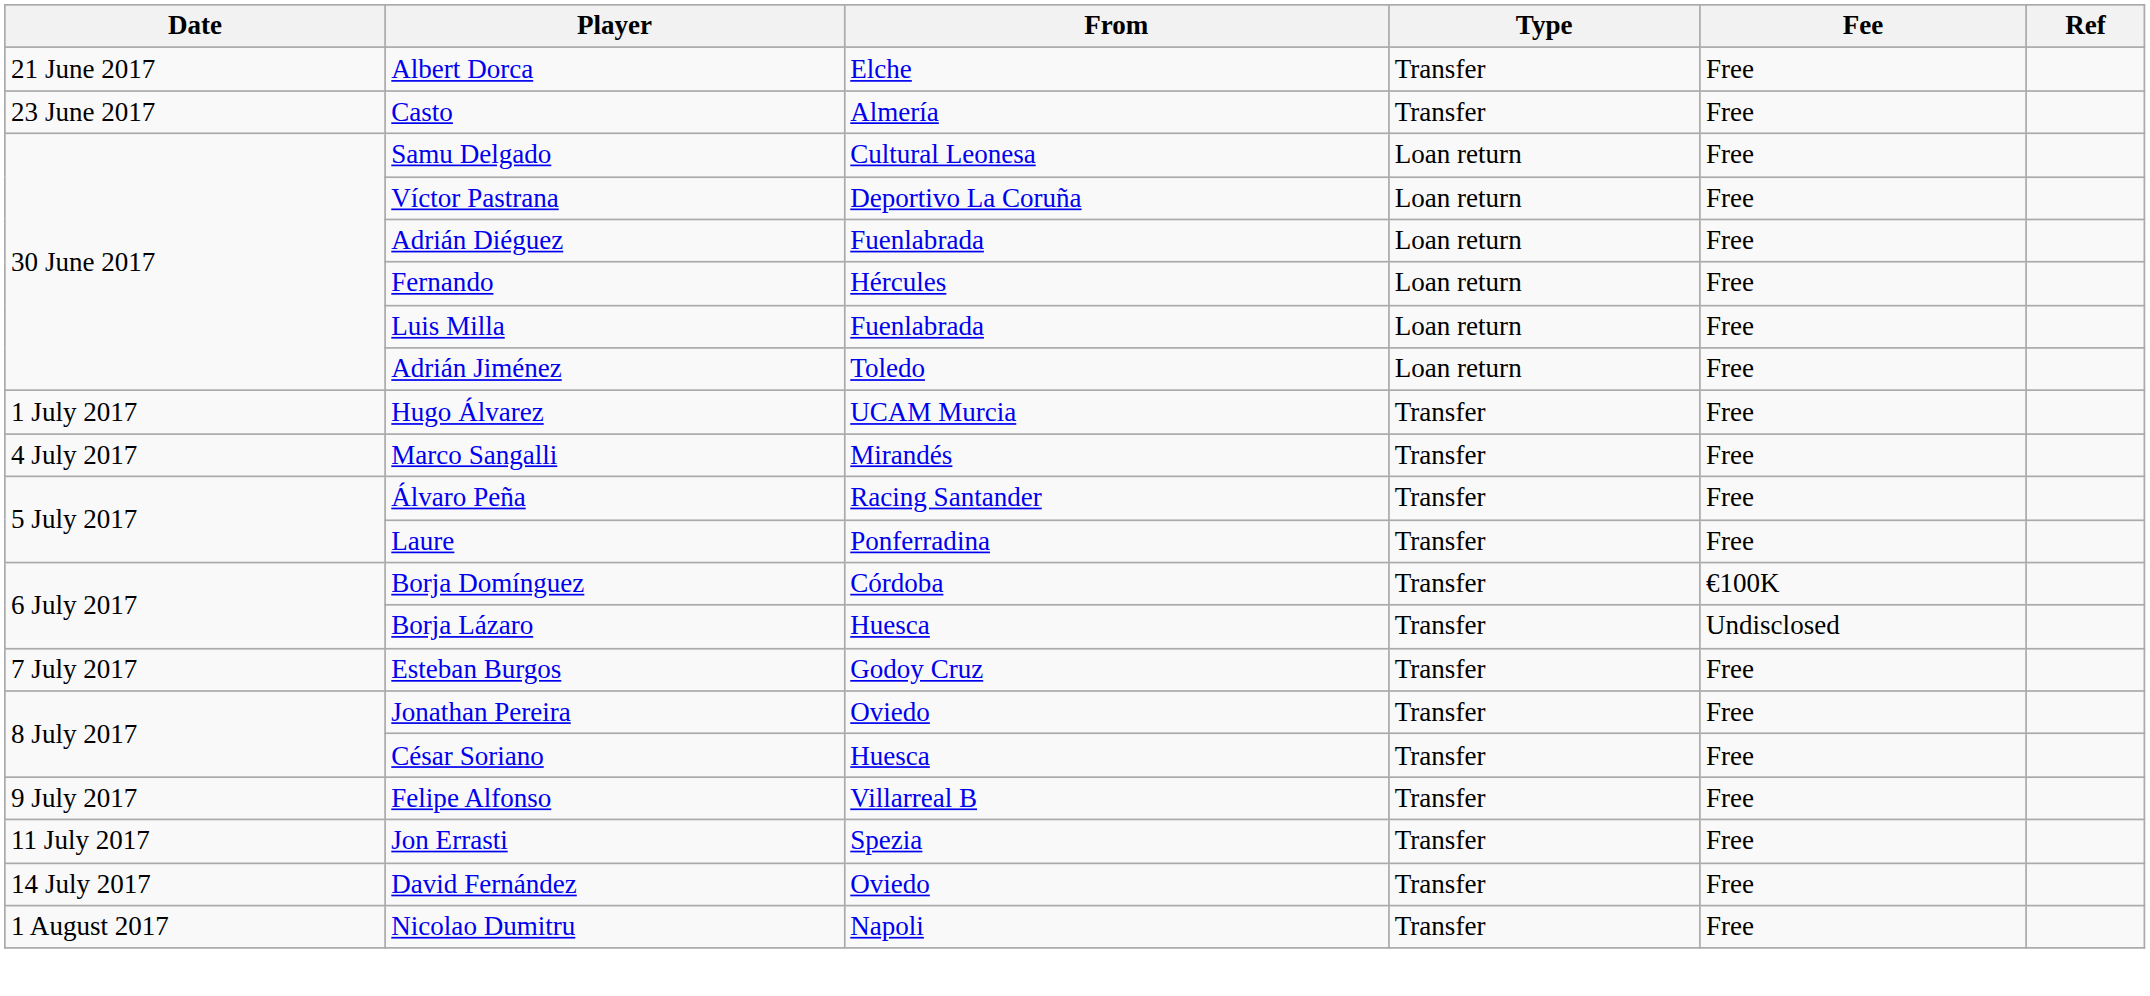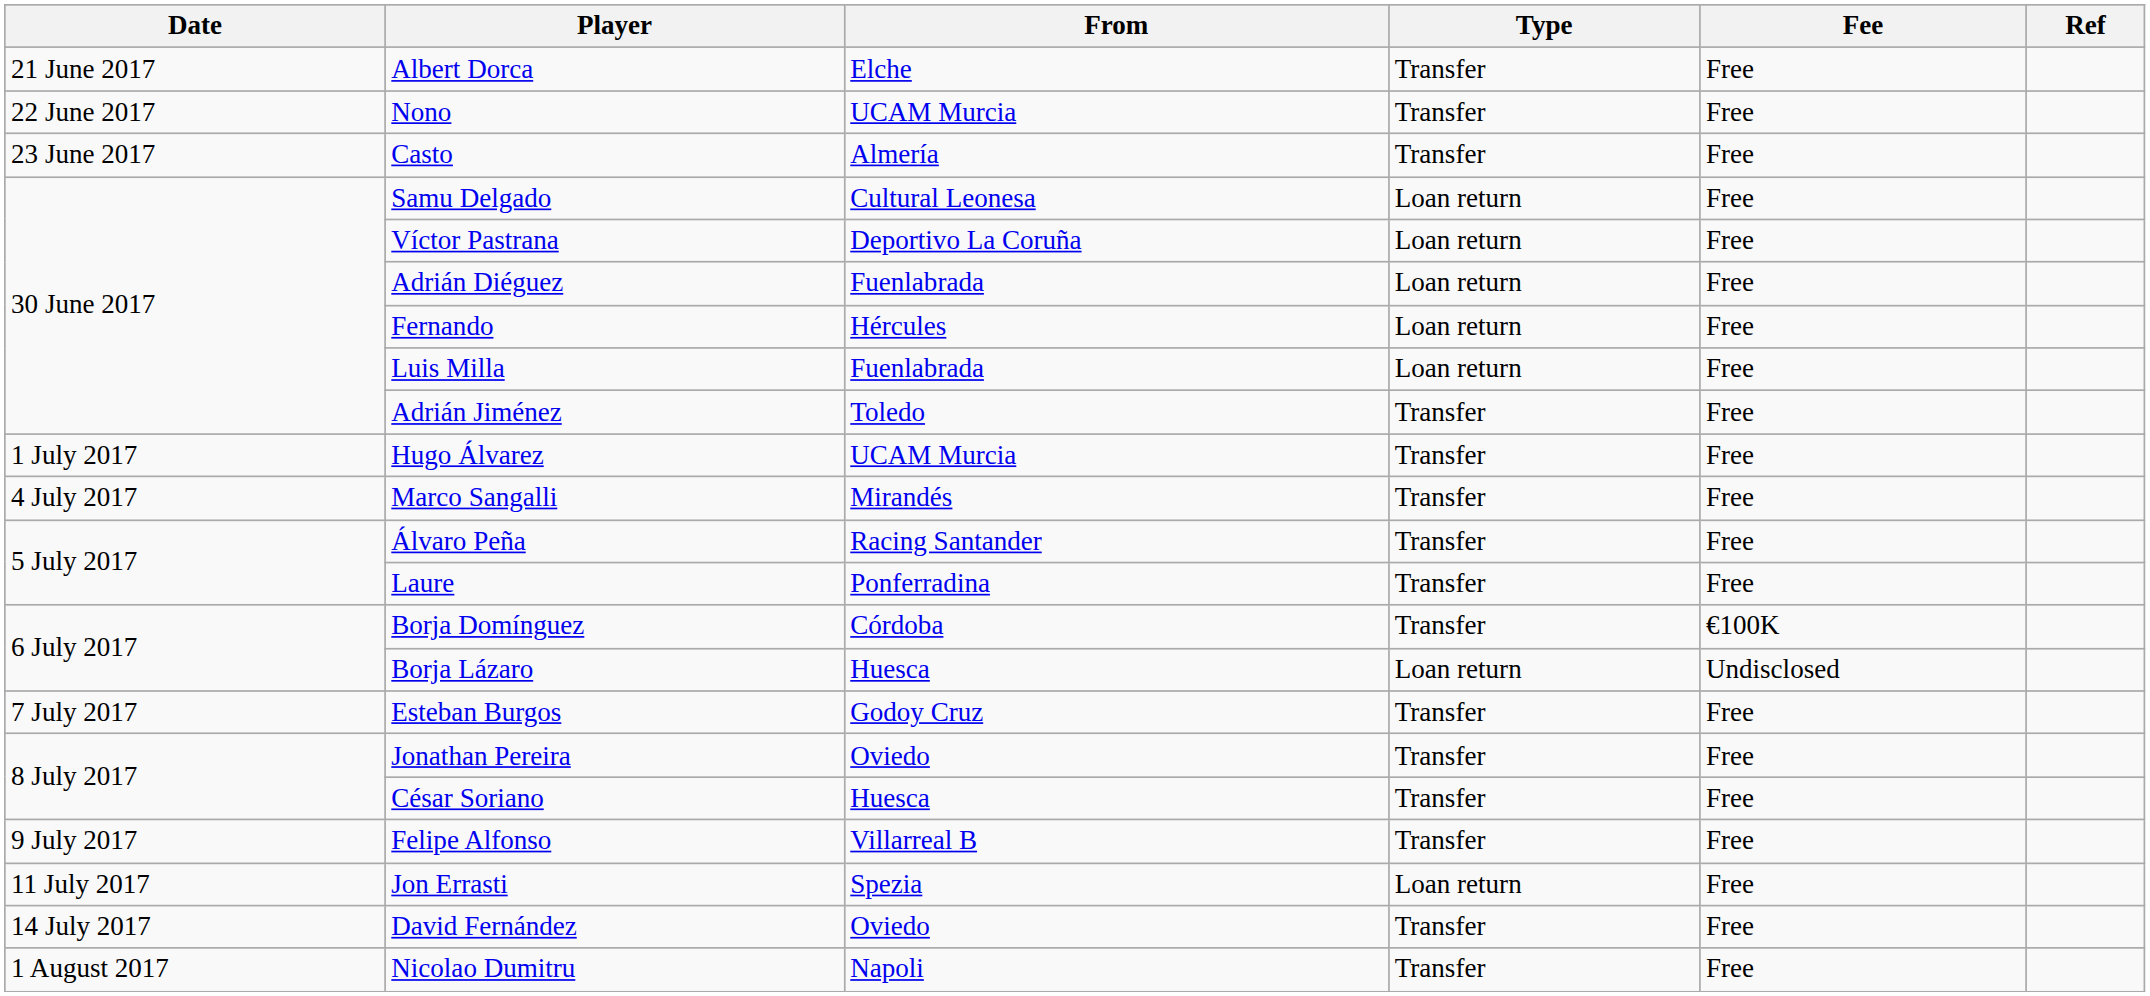+ row: (421, 111)
(1458, 369) Loan return -> (1440, 411) Transfer
(1440, 626) Transfer -> (1458, 669) Loan return
(1440, 840) Transfer -> (1458, 883) Loan return
